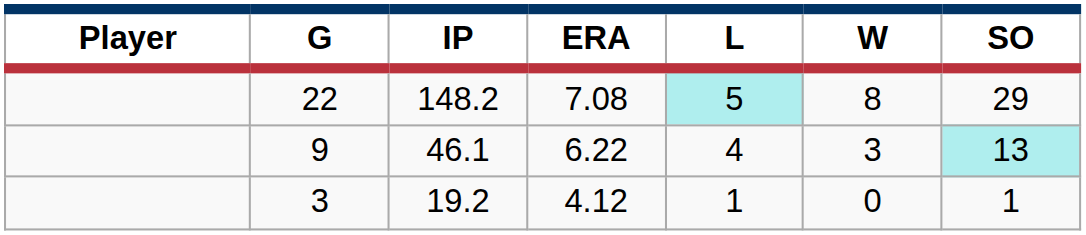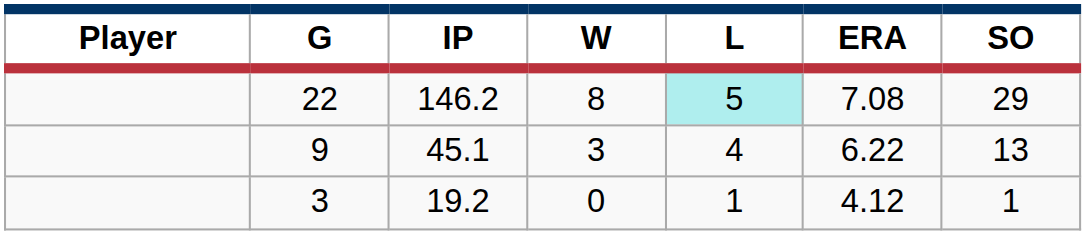columns swapped: (873, 38) <-> (596, 38)
(458, 98) 148.2 -> (458, 98) 146.2
(458, 150) 46.1 -> (458, 150) 45.1
(1011, 150) paleturquoise background -> (1011, 150) no background
